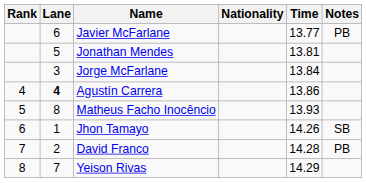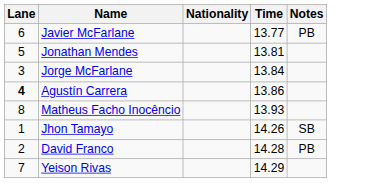- column: (22, 14)
